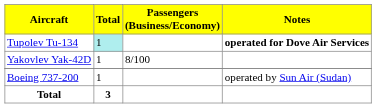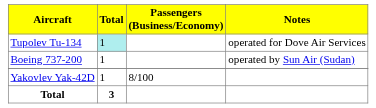(297, 42) bold -> (297, 42) normal
rows swapped: (43, 77) <-> (49, 60)
